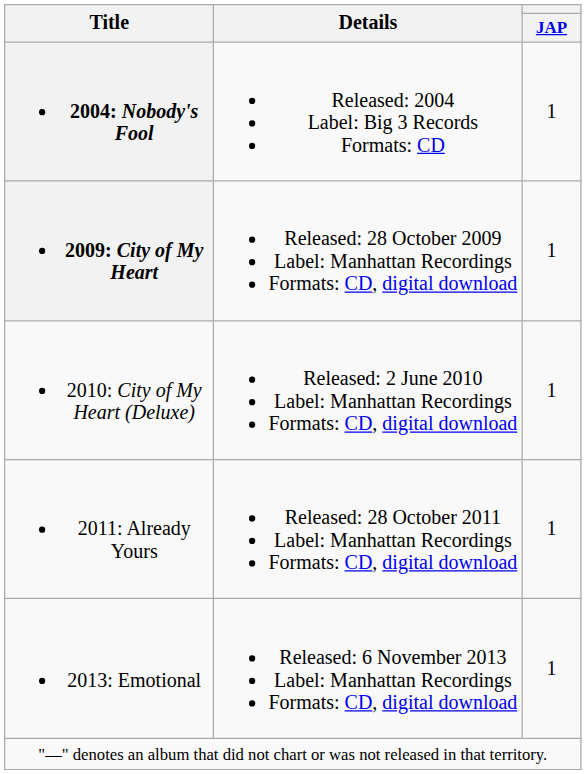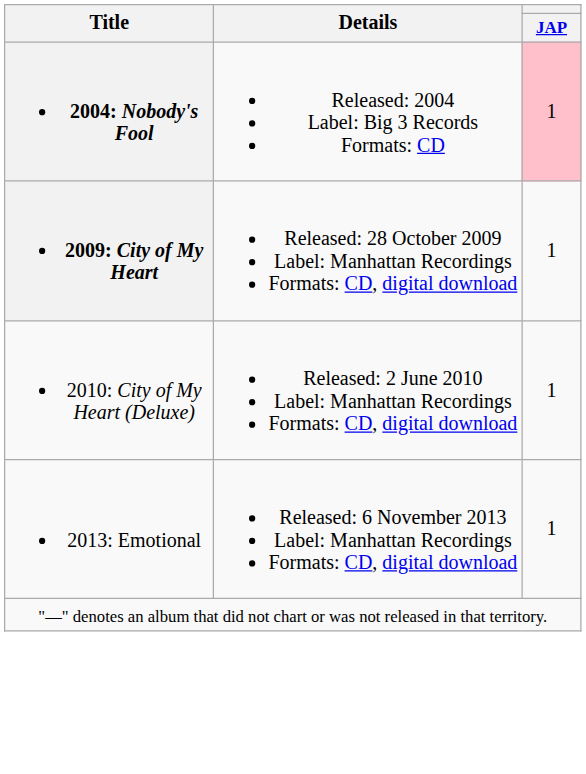(551, 111) no background -> (551, 111) pink background
- row: (109, 540)
